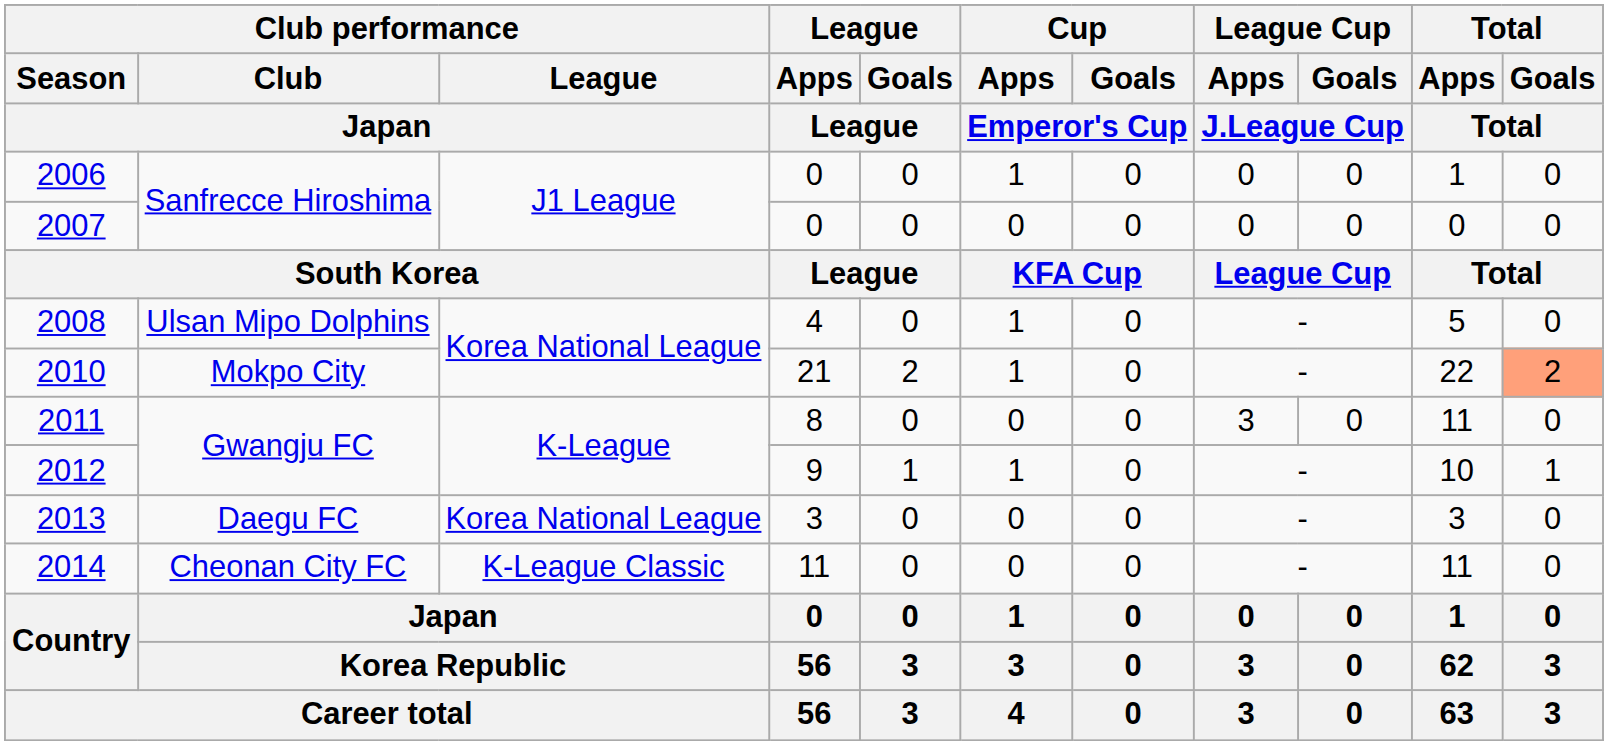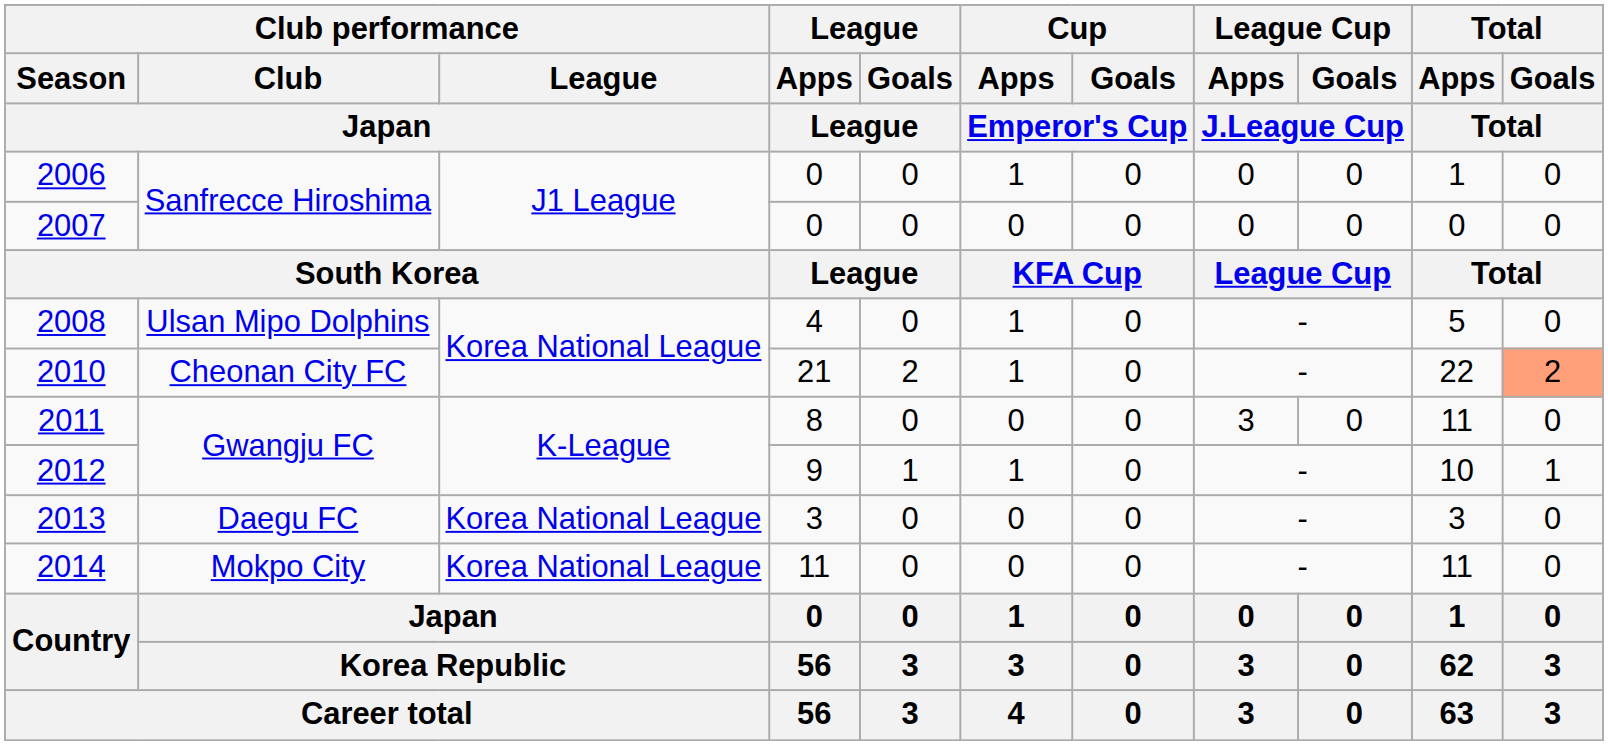(288, 371) Mokpo City -> (288, 371) Cheonan City FC
(288, 567) Cheonan City FC -> (288, 567) Mokpo City
(603, 567) K-League Classic -> (603, 567) Korea National League
